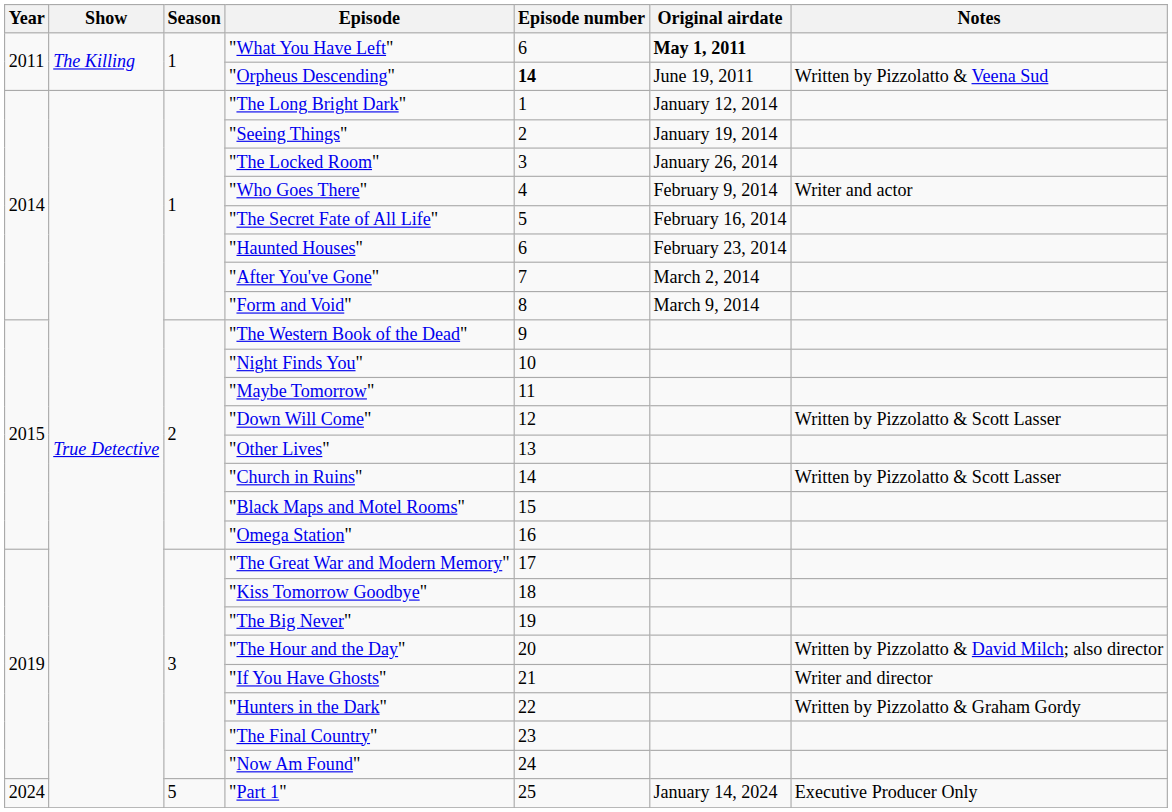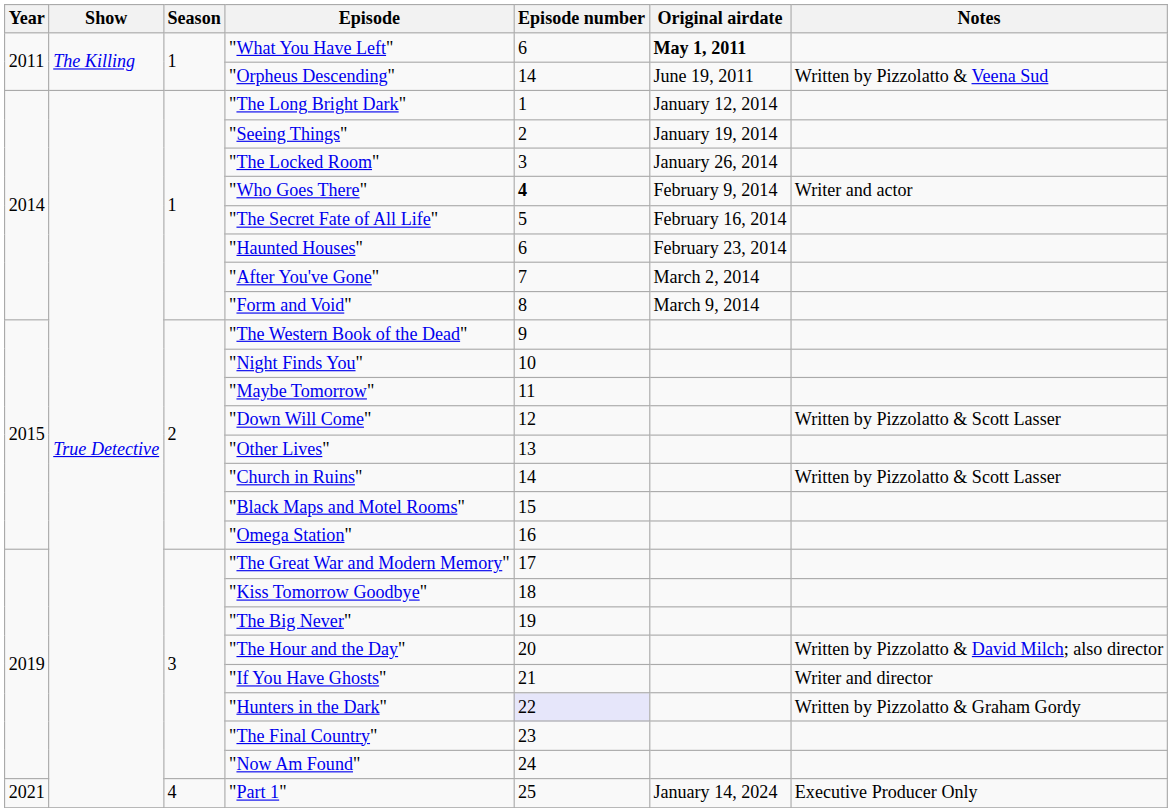(527, 76) bold -> (527, 76) normal
(523, 190) normal -> (523, 190) bold
(527, 707) no background -> (527, 707) lavender background
(27, 793) 2024 -> (27, 793) 2021
(172, 793) 5 -> (172, 793) 4
